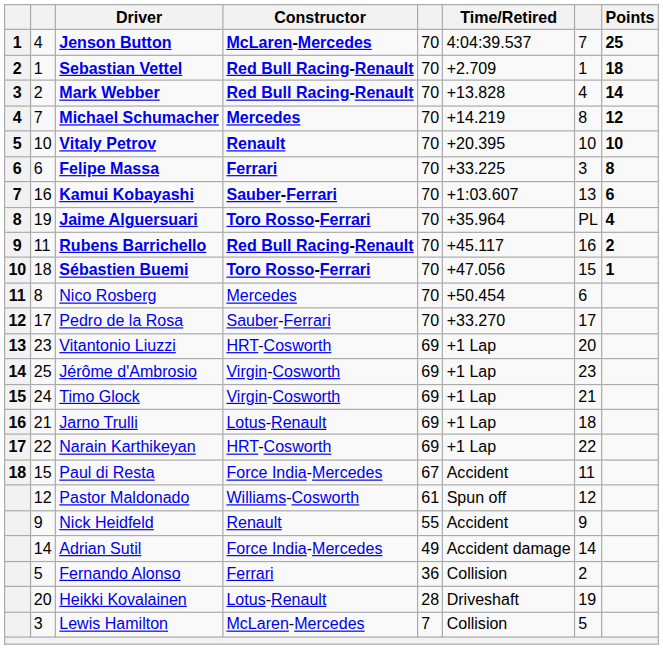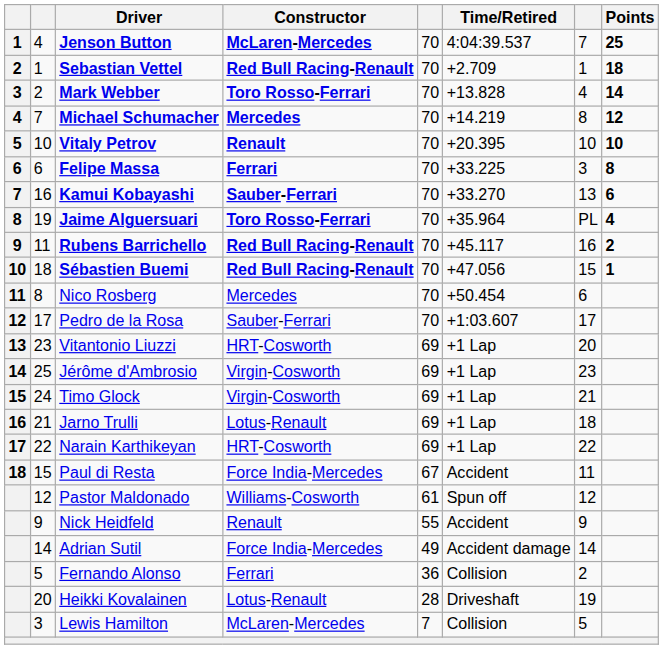(320, 93) Red Bull Racing-Renault -> (299, 93) Toro Rosso-Ferrari
(483, 194) +1:03.607 -> (476, 194) +33.270
(299, 270) Toro Rosso-Ferrari -> (320, 270) Red Bull Racing-Renault
(476, 320) +33.270 -> (483, 320) +1:03.607
